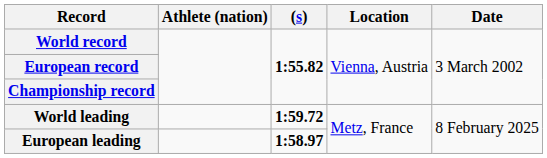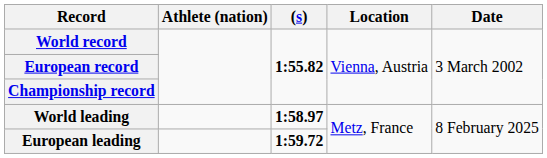(299, 116) 1:59.72 -> (299, 116) 1:58.97
(299, 141) 1:58.97 -> (299, 141) 1:59.72
